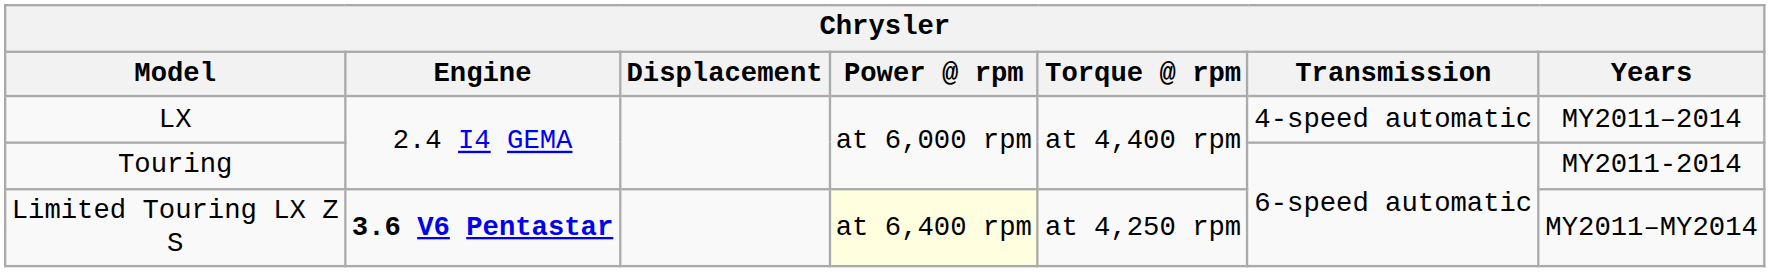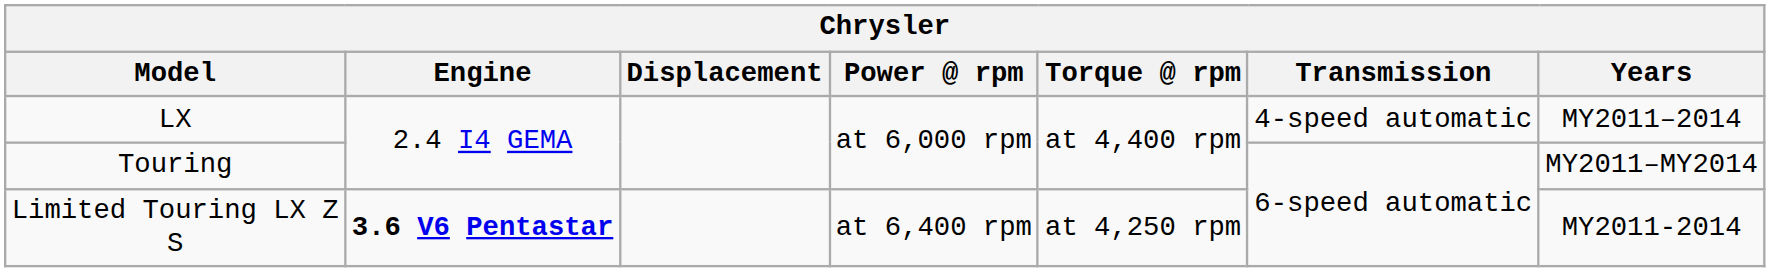(1652, 165) MY2011-2014 -> (1652, 165) MY2011–MY2014
(934, 227) lightyellow background -> (934, 227) no background
(1652, 227) MY2011–MY2014 -> (1652, 227) MY2011-2014
